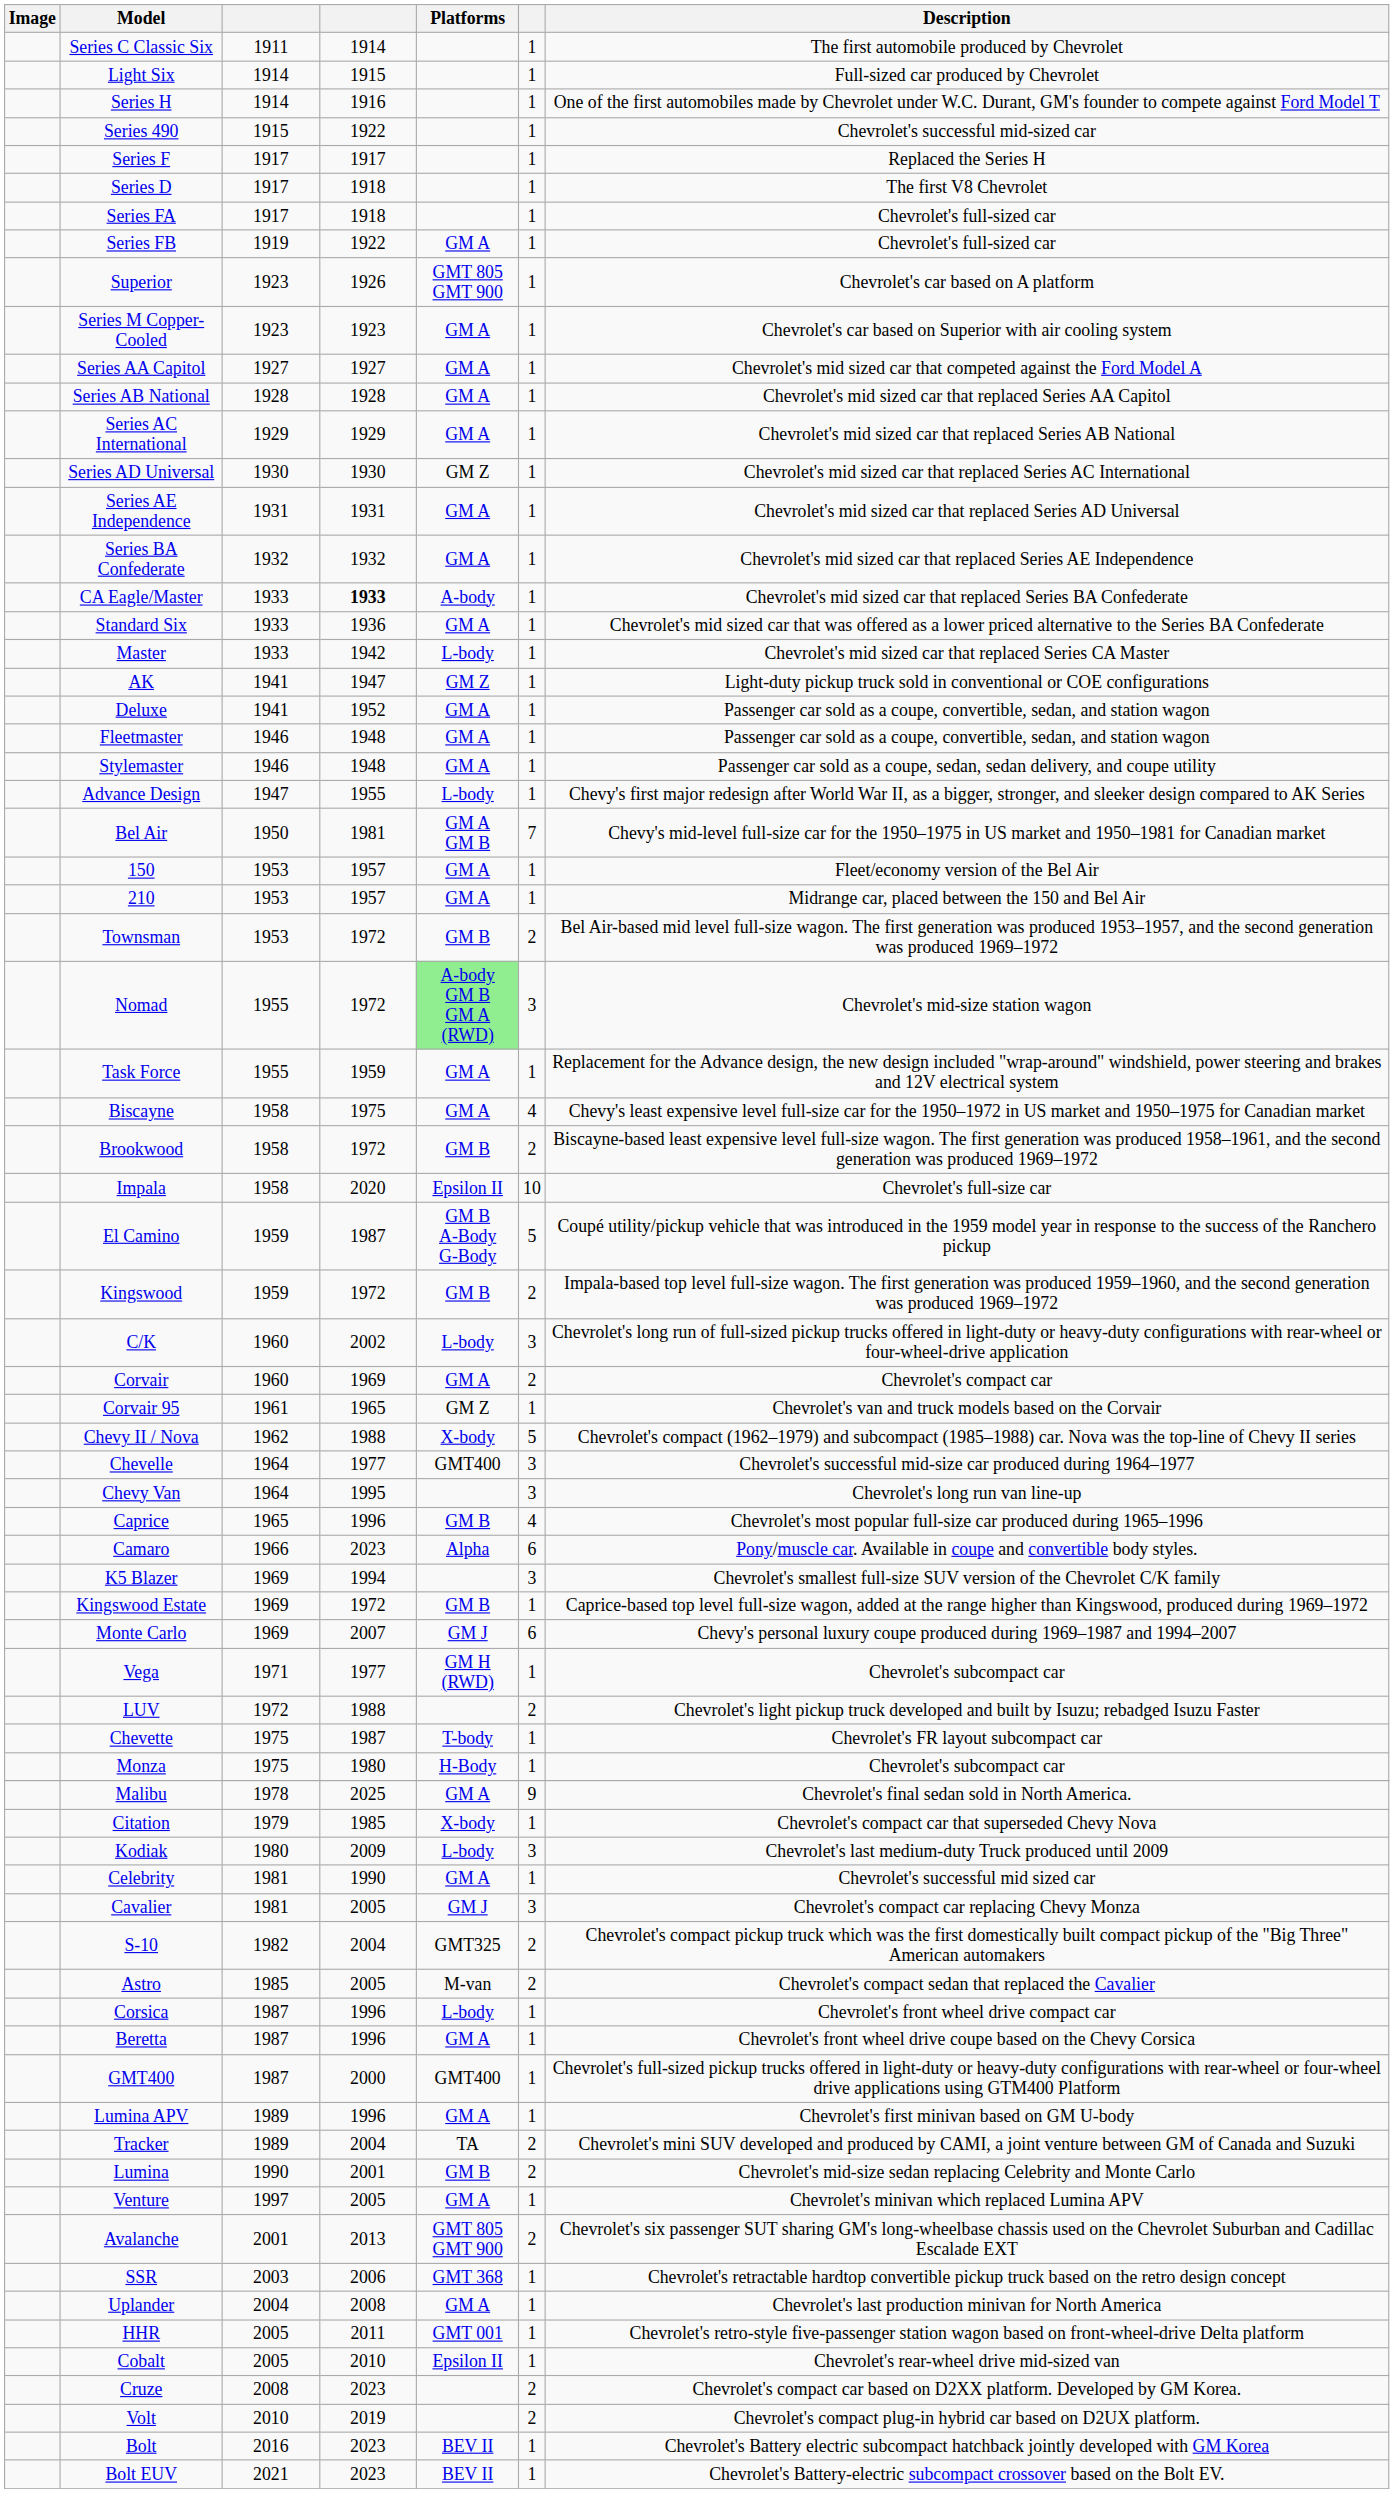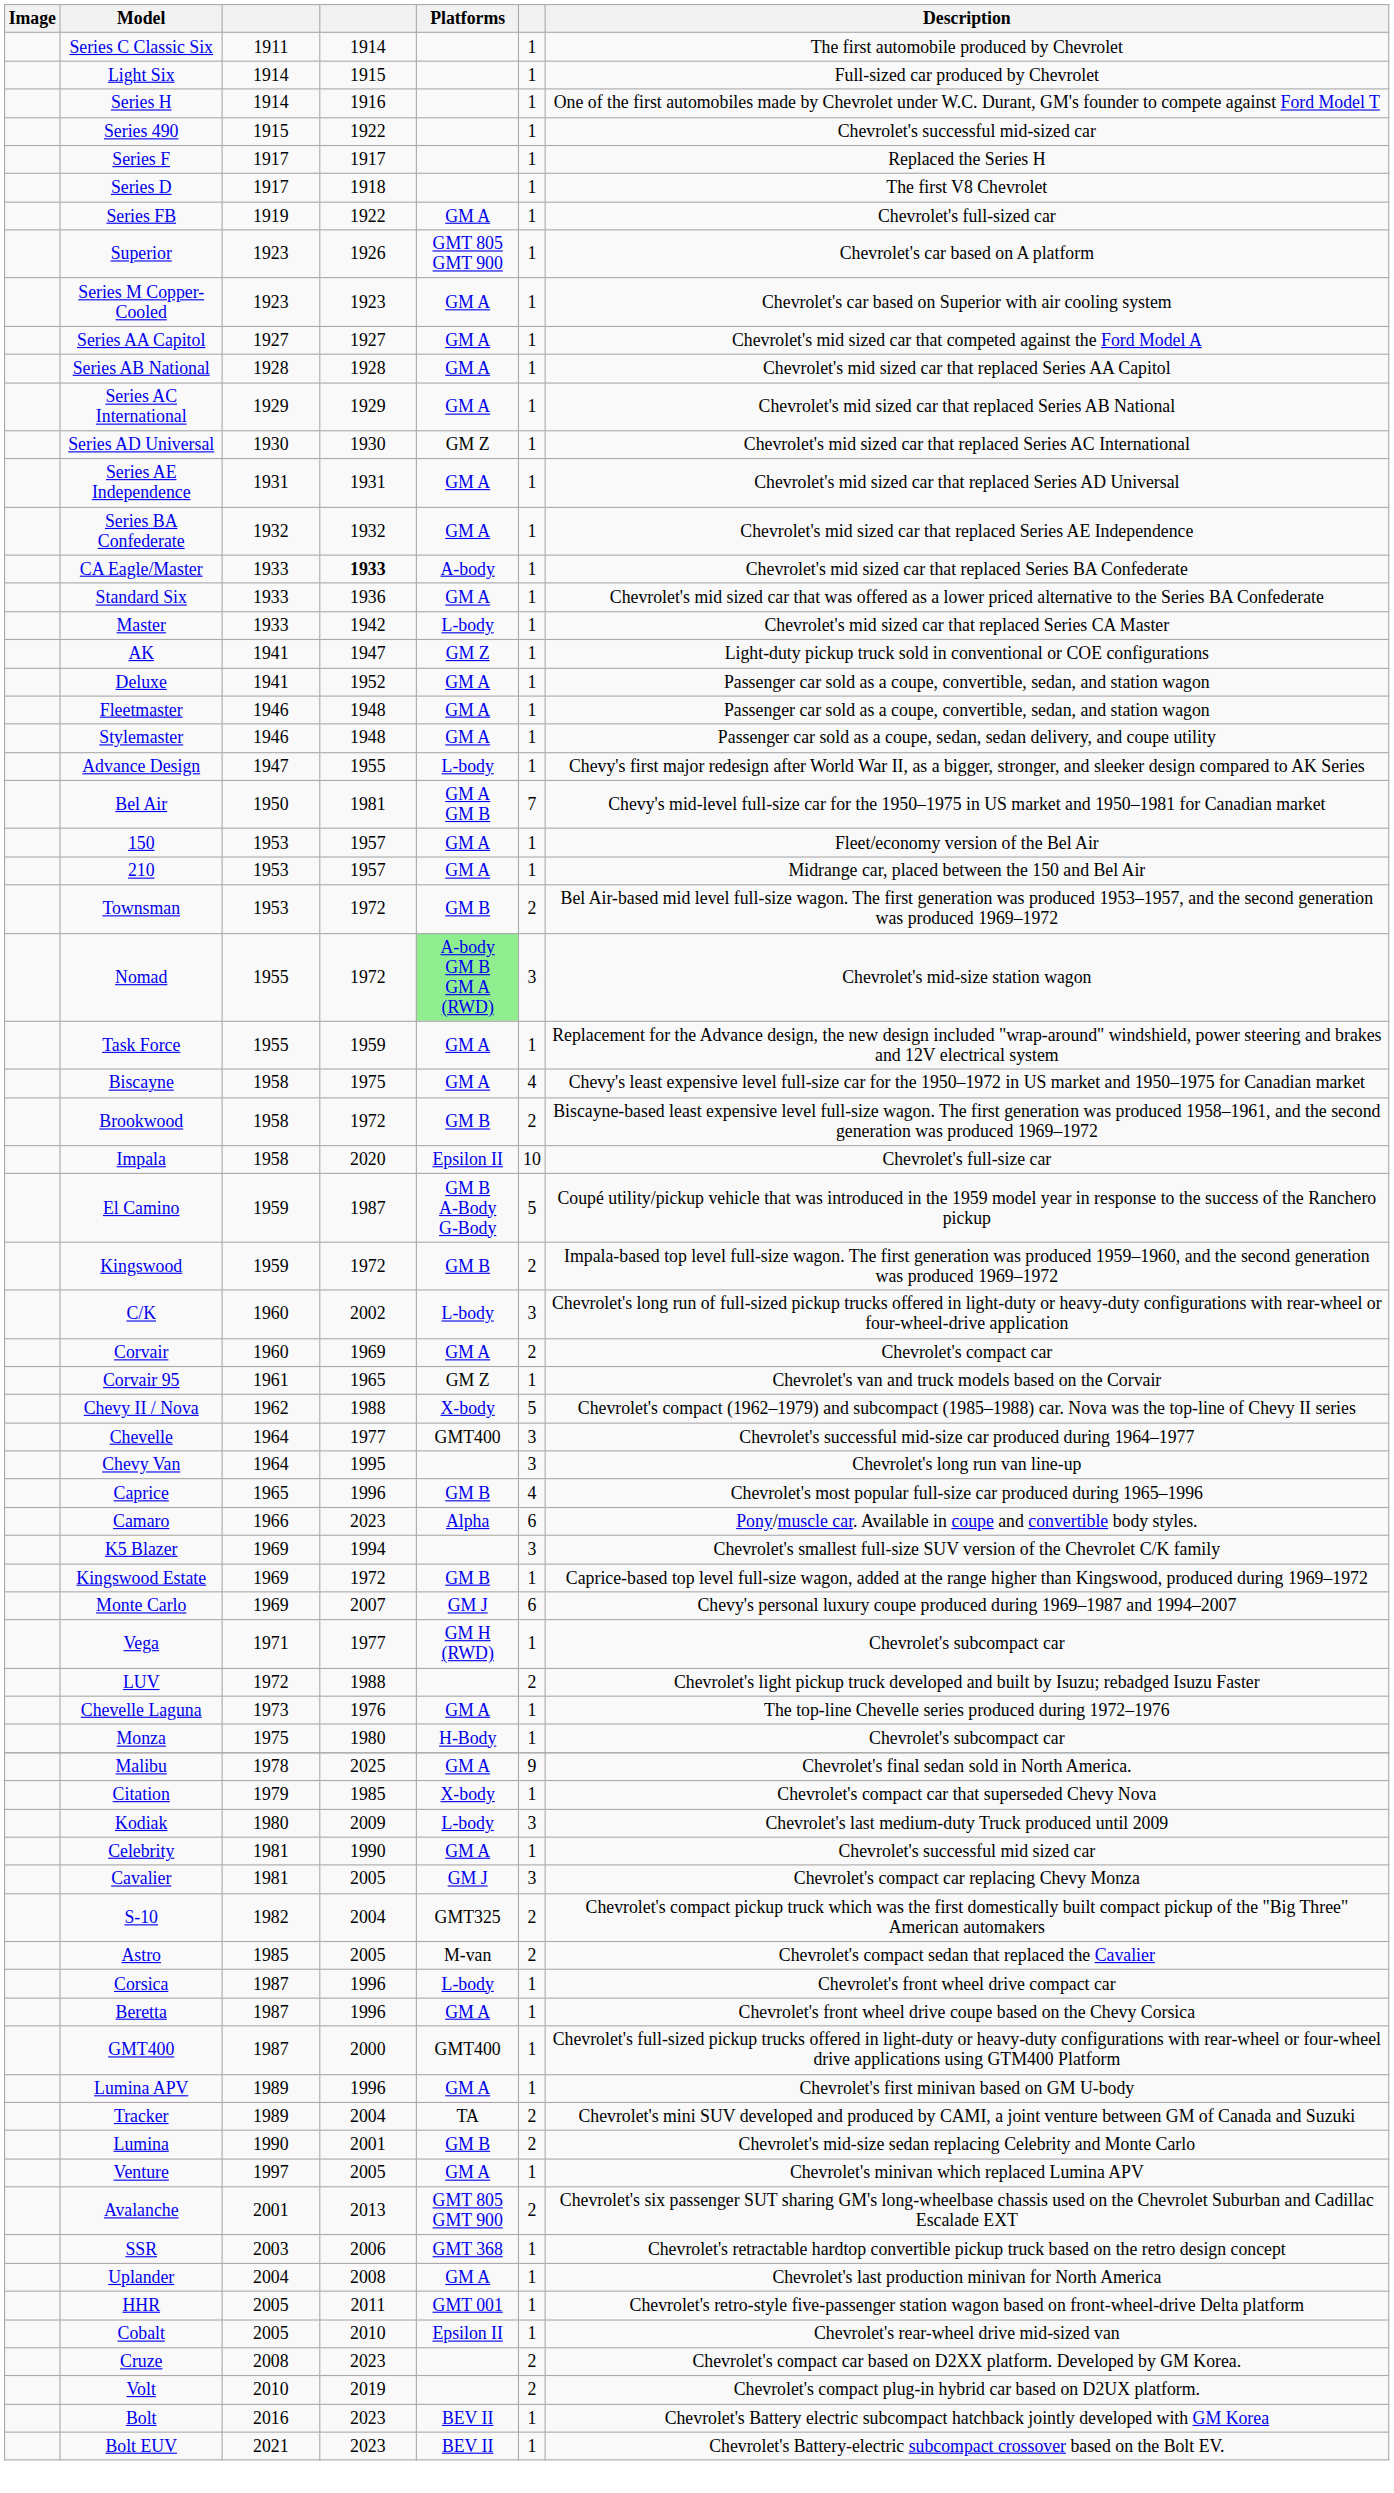- row: (141, 215)
+ row: (141, 1710)
- row: (141, 1738)
